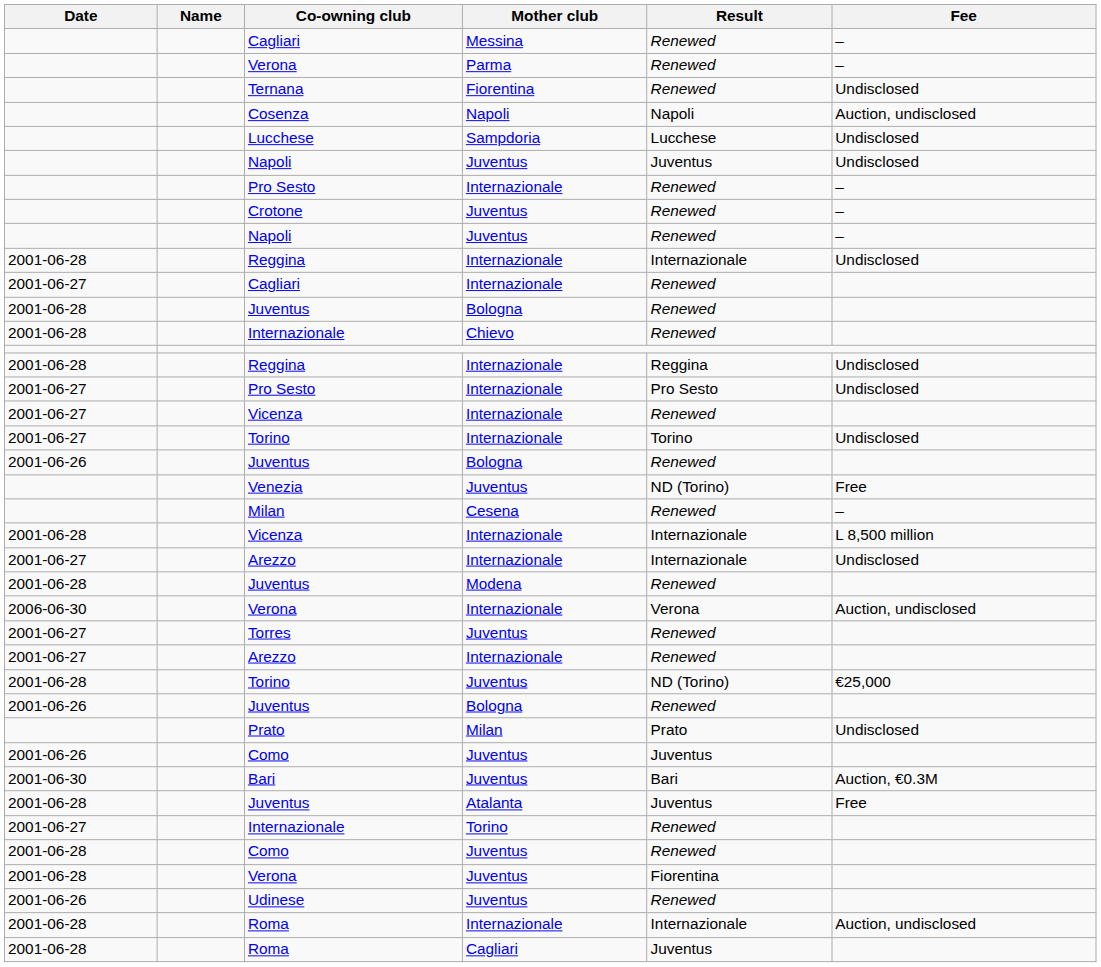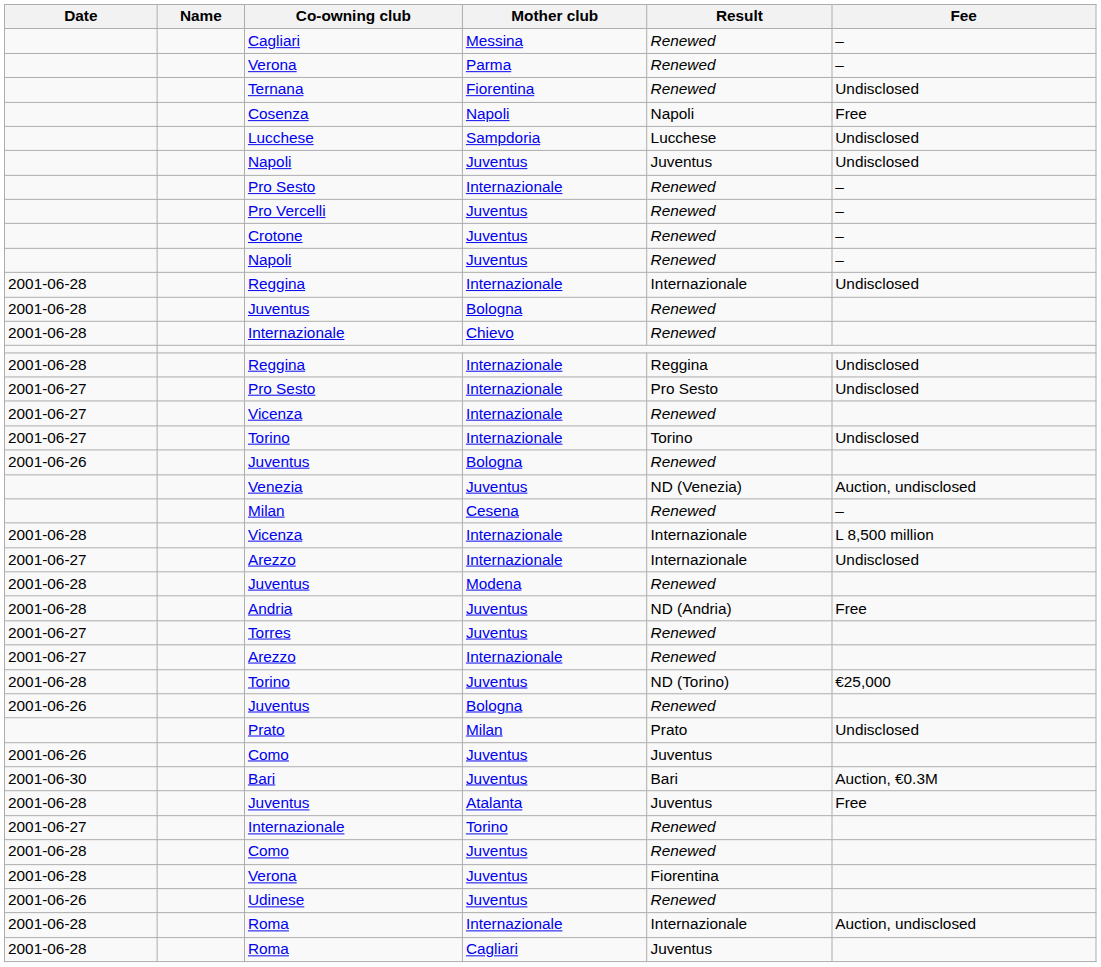(906, 114) Auction, undisclosed -> (851, 114) Free
+ row: (287, 211)
- row: (274, 284)
(690, 486) ND (Torino) -> (696, 486) ND (Venezia)
(851, 486) Free -> (906, 486) Auction, undisclosed
+ row: (270, 608)
- row: (272, 608)
